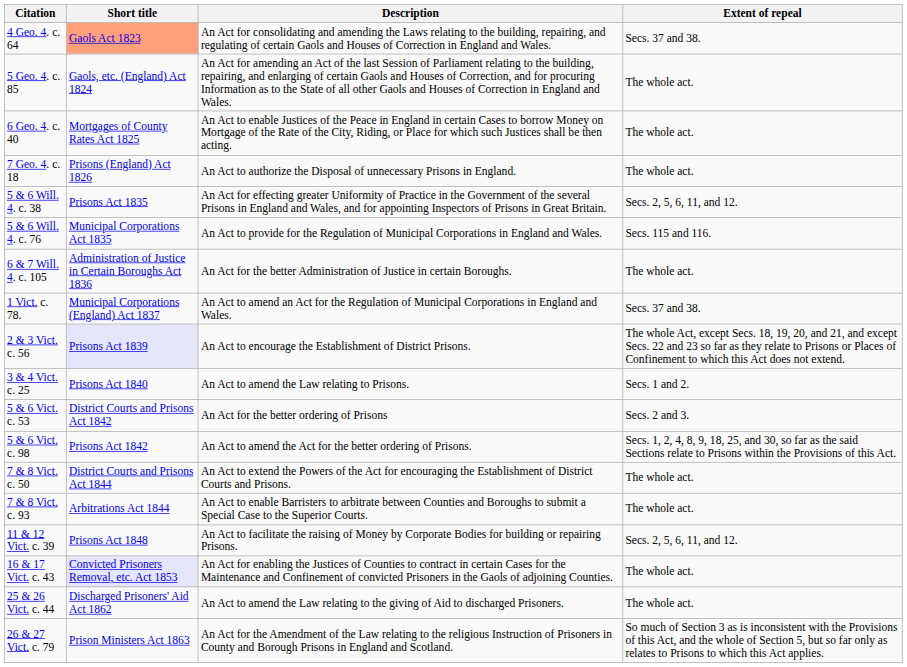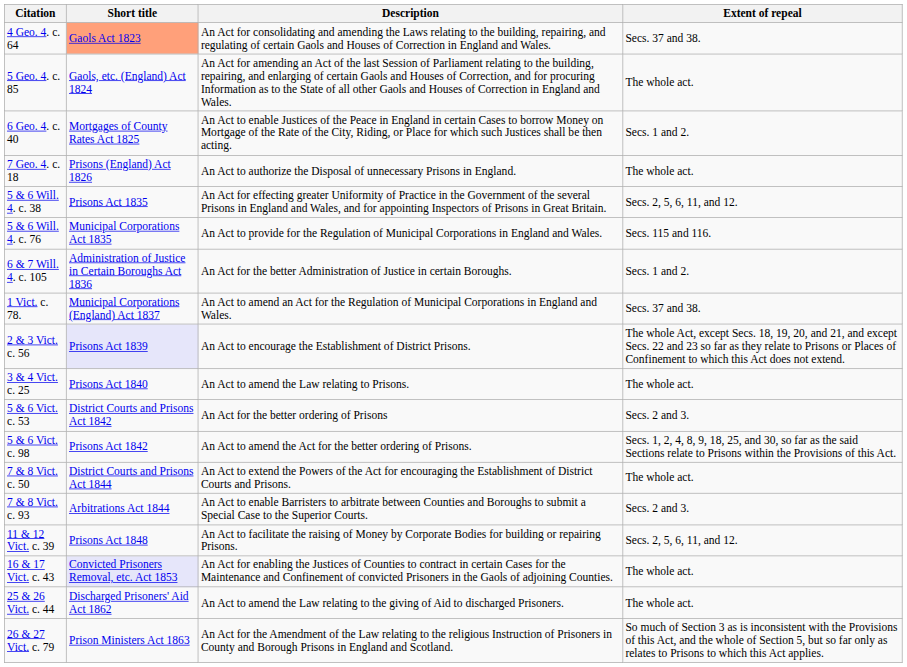(659, 133) The whole act. -> (657, 133) Secs. 1 and 2.
(659, 271) The whole act. -> (657, 271) Secs. 1 and 2.
(657, 384) Secs. 1 and 2. -> (659, 384) The whole act.
(659, 509) The whole act. -> (657, 509) Secs. 2 and 3.
